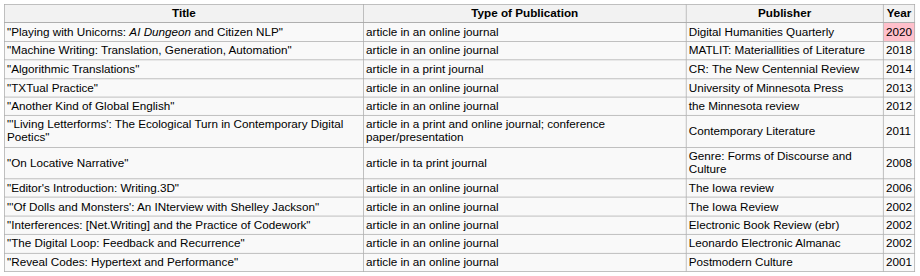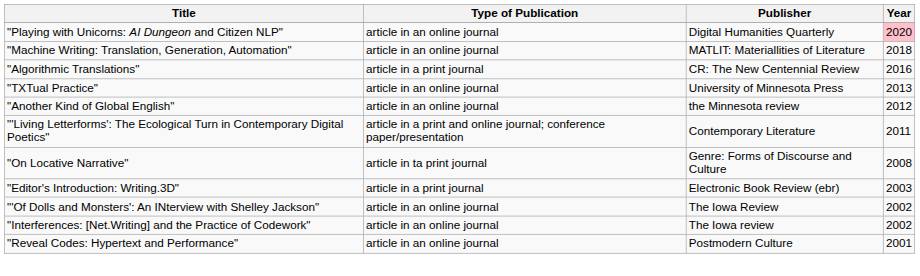(899, 69) 2014 -> (899, 69) 2016
(432, 188) article in an online journal -> (425, 188) article in a print journal
(731, 188) The Iowa review -> (764, 188) Electronic Book Review (ebr)
(899, 188) 2006 -> (899, 188) 2003
(764, 225) Electronic Book Review (ebr) -> (731, 225) The Iowa review
- row: (126, 243)
